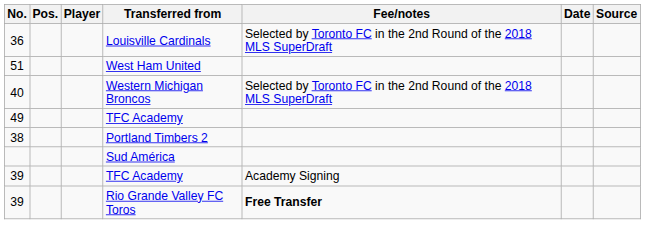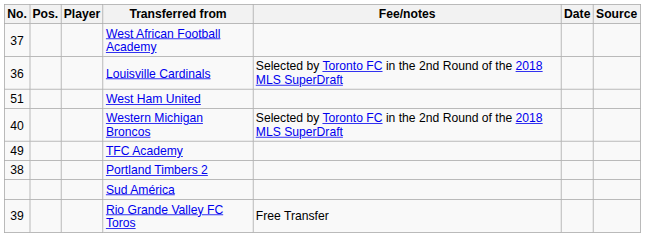+ row: (17, 40)
- row: (17, 176)
(283, 202) bold -> (292, 216) normal
